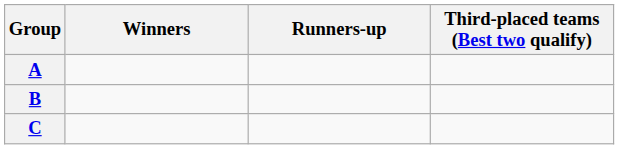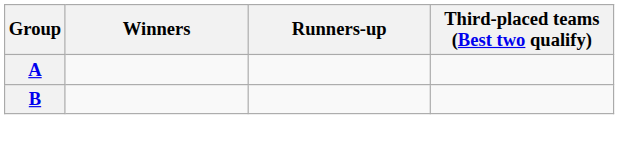- row: (35, 128)
